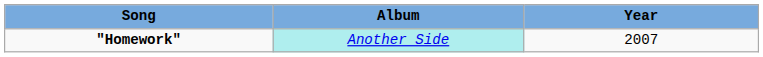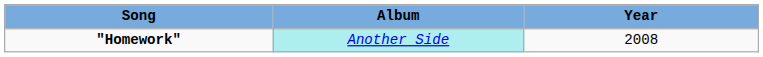(641, 40) 2007 -> (641, 40) 2008
